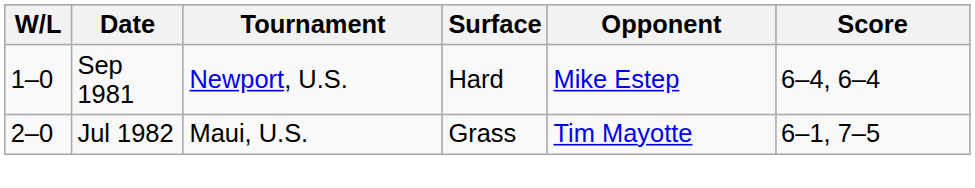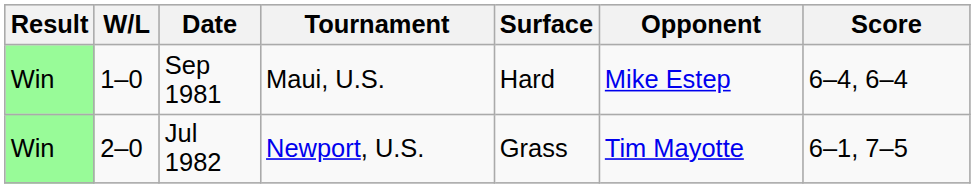+ column: (50, 24)
(269, 79) Newport, U.S. -> (325, 79) Maui, U.S.
(249, 133) Maui, U.S. -> (345, 148) Newport, U.S.
